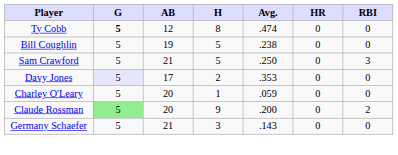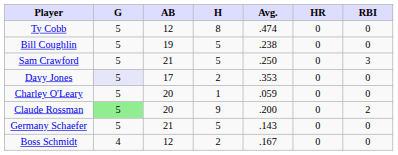(118, 28) bold -> (118, 28) normal
(218, 126) 3 -> (218, 126) 5
+ row: (49, 142)
